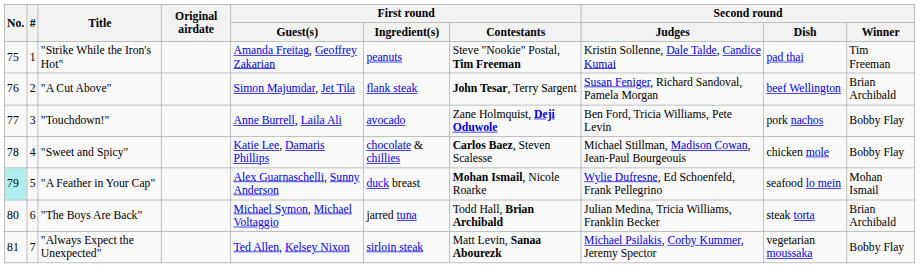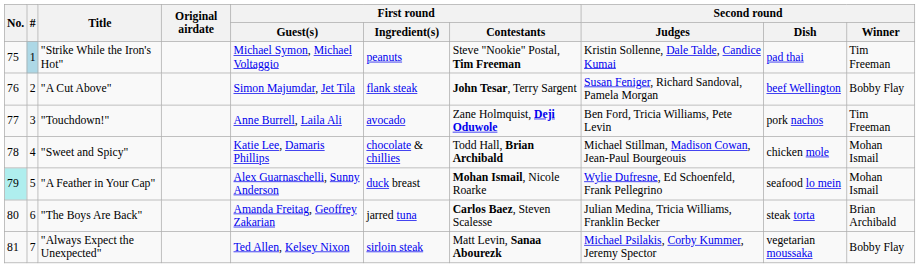(33, 57) no background -> (33, 57) lightblue background
(295, 57) Amanda Freitag, Geoffrey Zakarian -> (293, 57) Michael Symon, Michael Voltaggio
(873, 89) Brian Archibald -> (877, 89) Bobby Flay
(877, 120) Bobby Flay -> (870, 120) Tim Freeman
(501, 152) Carlos Baez, Steven Scalesse -> (493, 152) Todd Hall, Brian Archibald
(877, 152) Bobby Flay -> (866, 152) Mohan Ismail
(293, 215) Michael Symon, Michael Voltaggio -> (295, 215) Amanda Freitag, Geoffrey Zakarian
(493, 215) Todd Hall, Brian Archibald -> (501, 215) Carlos Baez, Steven Scalesse
